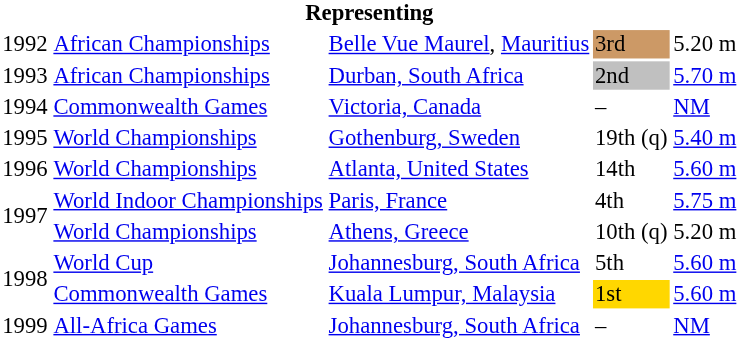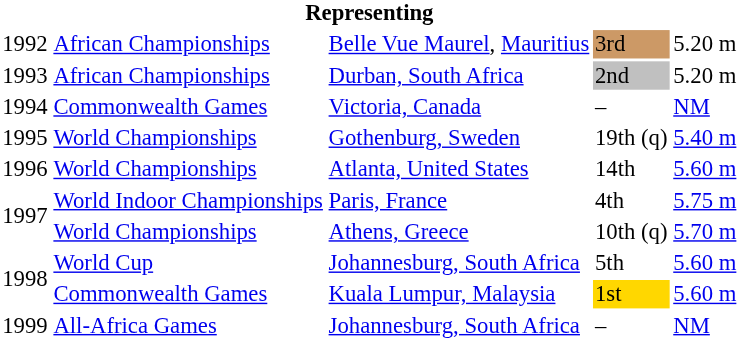(705, 75) 5.70 m -> (705, 75) 5.20 m
(705, 231) 5.20 m -> (705, 231) 5.70 m
